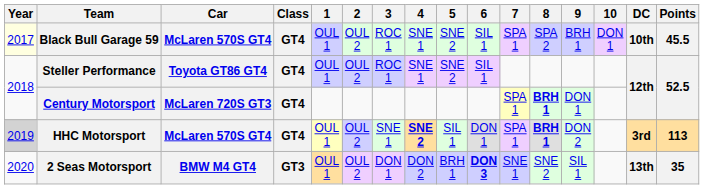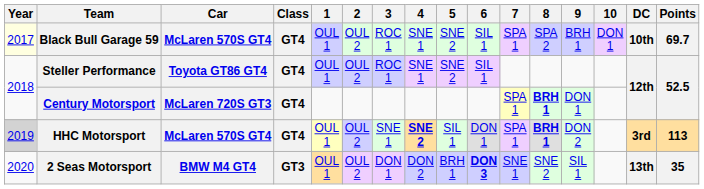(678, 39) 45.5 -> (678, 39) 69.7
